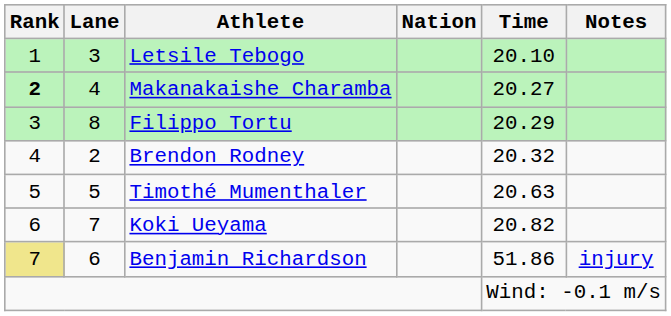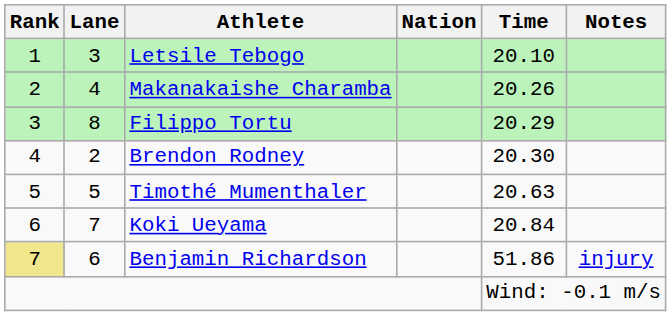(35, 90) bold -> (35, 90) normal
(524, 90) 20.27 -> (524, 90) 20.26
(524, 157) 20.32 -> (524, 157) 20.30
(524, 225) 20.82 -> (524, 225) 20.84
